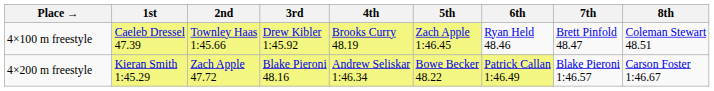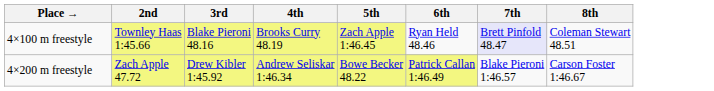- column: (150, 13)
(292, 38) Drew Kibler 1:45.92 -> (219, 38) Blake Pieroni 48.16
(586, 38) no background -> (511, 38) lavender background
(295, 70) Blake Pieroni 48.16 -> (216, 70) Drew Kibler 1:45.92
